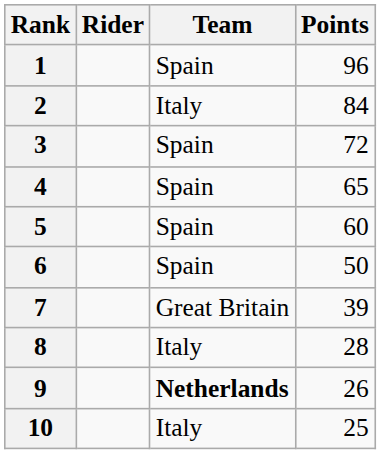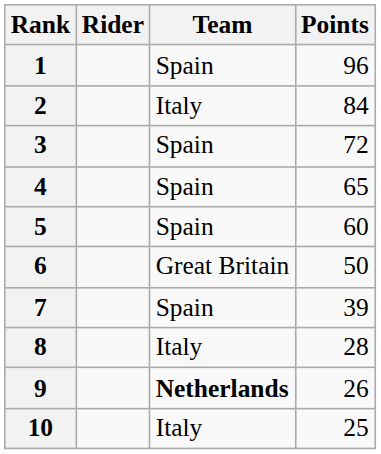(185, 266) Spain -> (222, 266) Great Britain
(222, 307) Great Britain -> (185, 307) Spain
